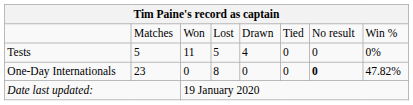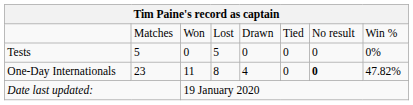(189, 52) 11 -> (186, 52) 0
(245, 52) 4 -> (245, 52) 0
(186, 71) 0 -> (189, 71) 11
(245, 71) 0 -> (245, 71) 4
